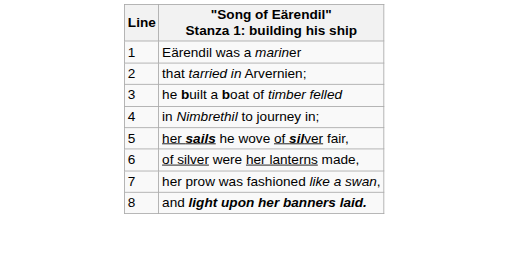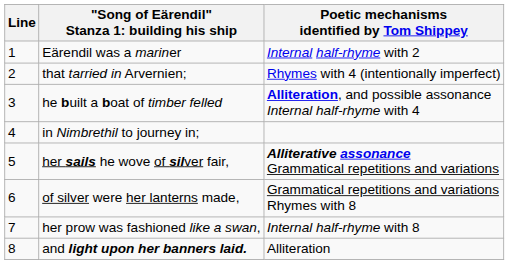+ column: (384, 22)
